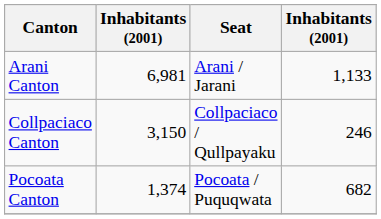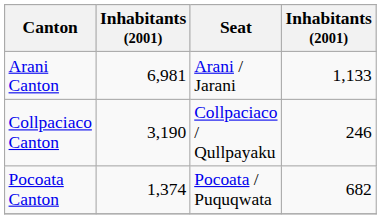(167, 132) 3,150 -> (167, 132) 3,190
